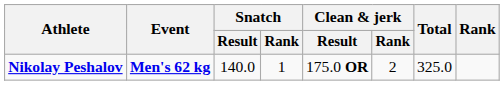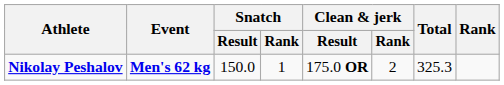(237, 67) 140.0 -> (237, 67) 150.0
(434, 67) 325.0 -> (434, 67) 325.3
